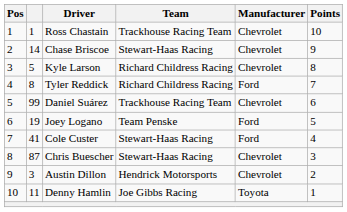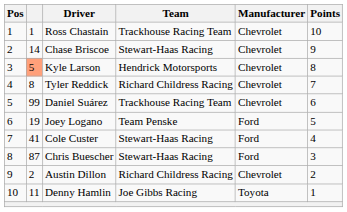(32, 66) no background -> (32, 66) lightsalmon background
(176, 66) Richard Childress Racing -> (168, 66) Hendrick Motorsports
(249, 84) Ford -> (260, 84) Chevrolet
(260, 156) Chevrolet -> (249, 156) Ford
(32, 174) 3 -> (32, 174) 2
(168, 174) Hendrick Motorsports -> (176, 174) Richard Childress Racing
